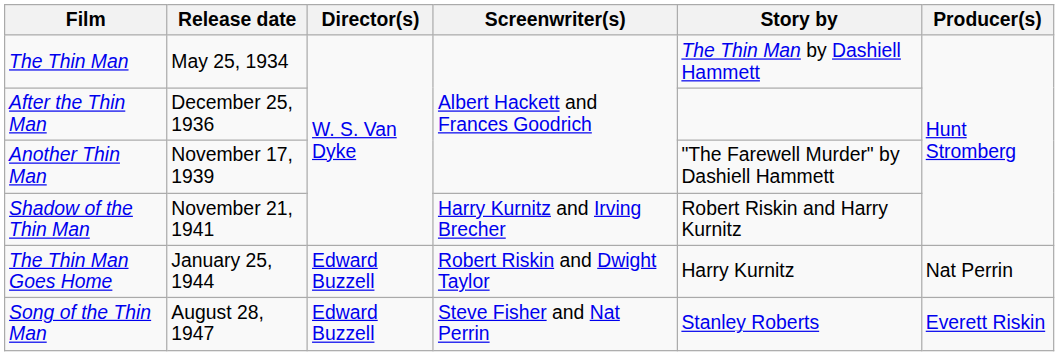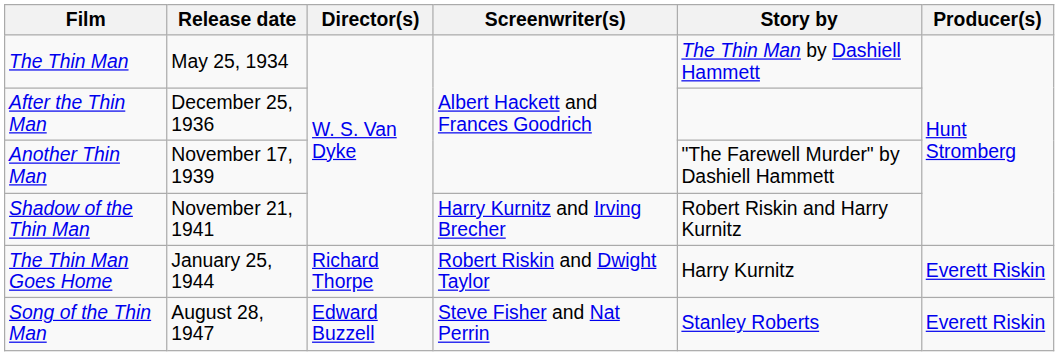(345, 271) Edward Buzzell -> (345, 271) Richard Thorpe
(969, 271) Nat Perrin -> (985, 271) Everett Riskin
